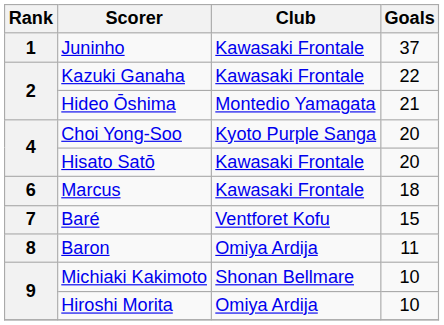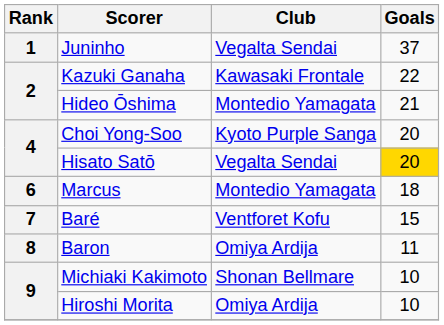(290, 47) Kawasaki Frontale -> (276, 47) Vegalta Sendai
(290, 162) Kawasaki Frontale -> (276, 162) Vegalta Sendai
(410, 162) no background -> (410, 162) gold background
(290, 190) Kawasaki Frontale -> (295, 190) Montedio Yamagata
